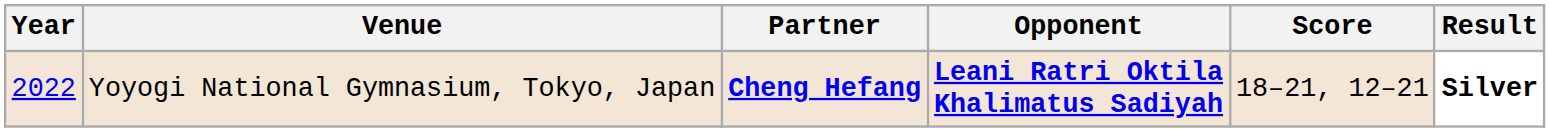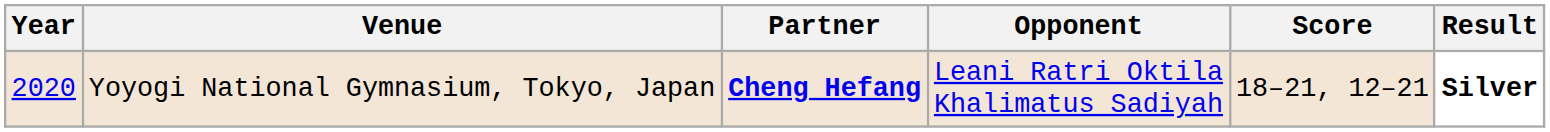(44, 88) 2022 -> (44, 88) 2020
(1078, 88) bold -> (1078, 88) normal
